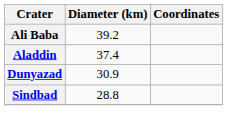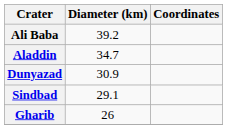(108, 54) 37.4 -> (108, 54) 34.7
(108, 94) 28.8 -> (108, 94) 29.1
+ row: (35, 114)
